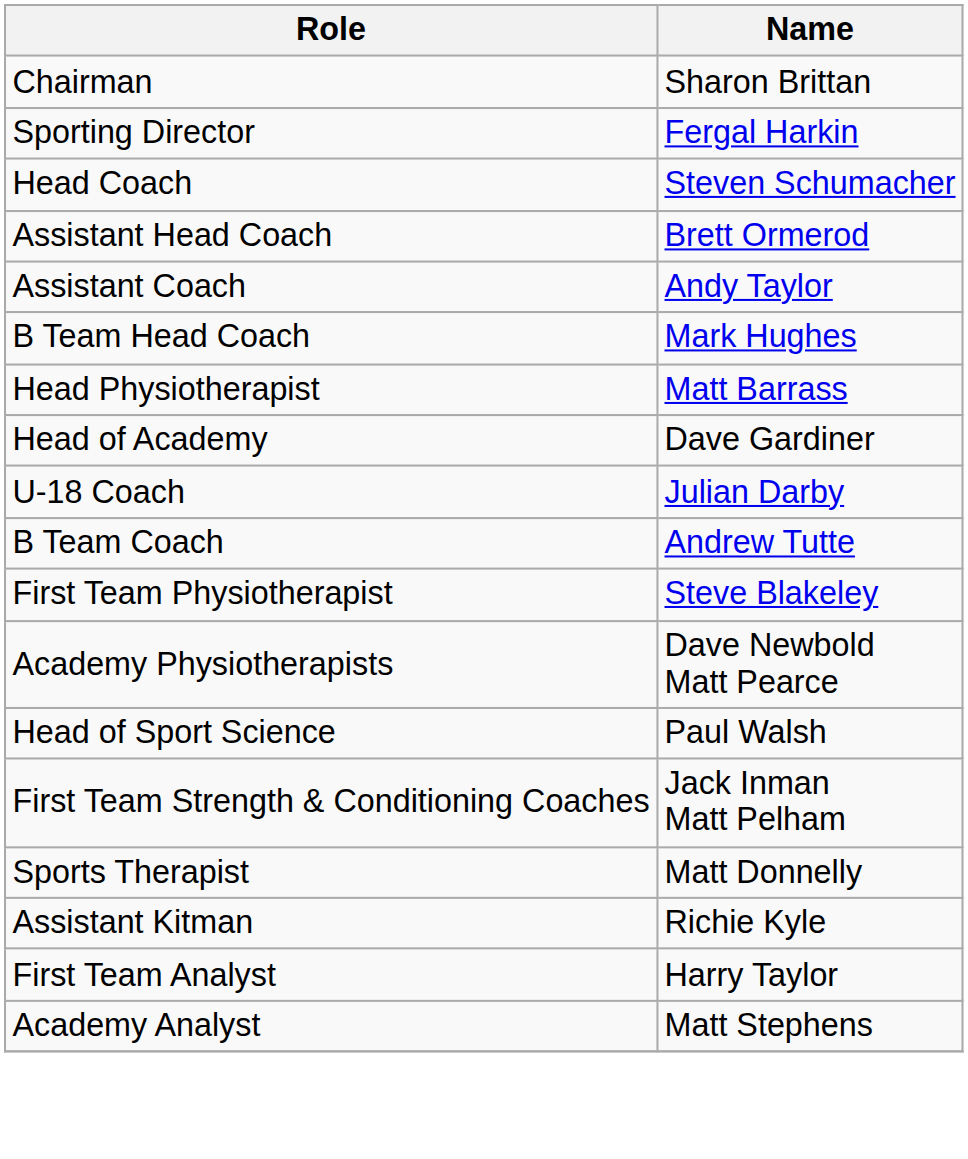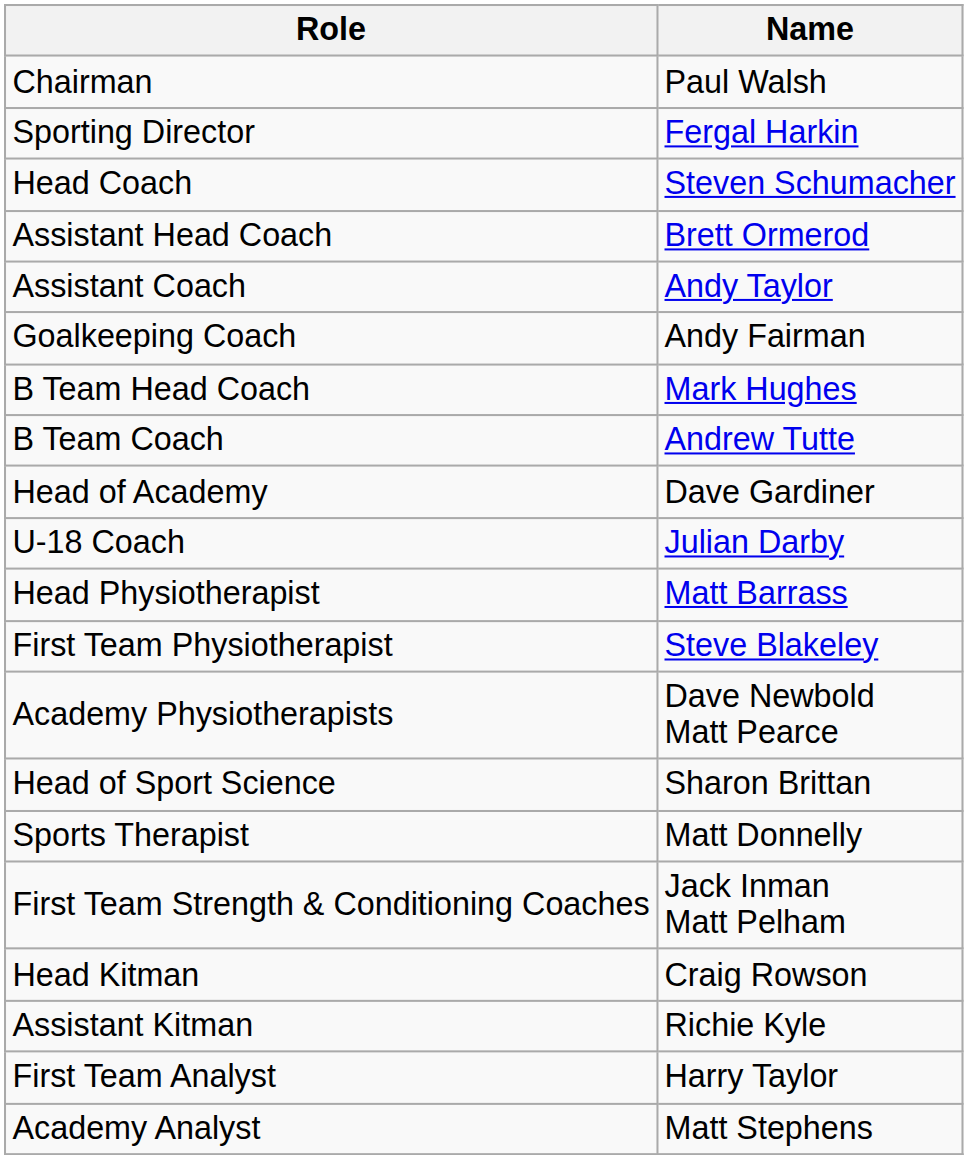(768, 81) Sharon Brittan -> (746, 81) Paul Walsh
+ row: (154, 337)
rows swapped: (118, 542) <-> (166, 388)
(746, 732) Paul Walsh -> (768, 784) Sharon Brittan
rows swapped: (331, 802) <-> (131, 871)
+ row: (106, 974)
